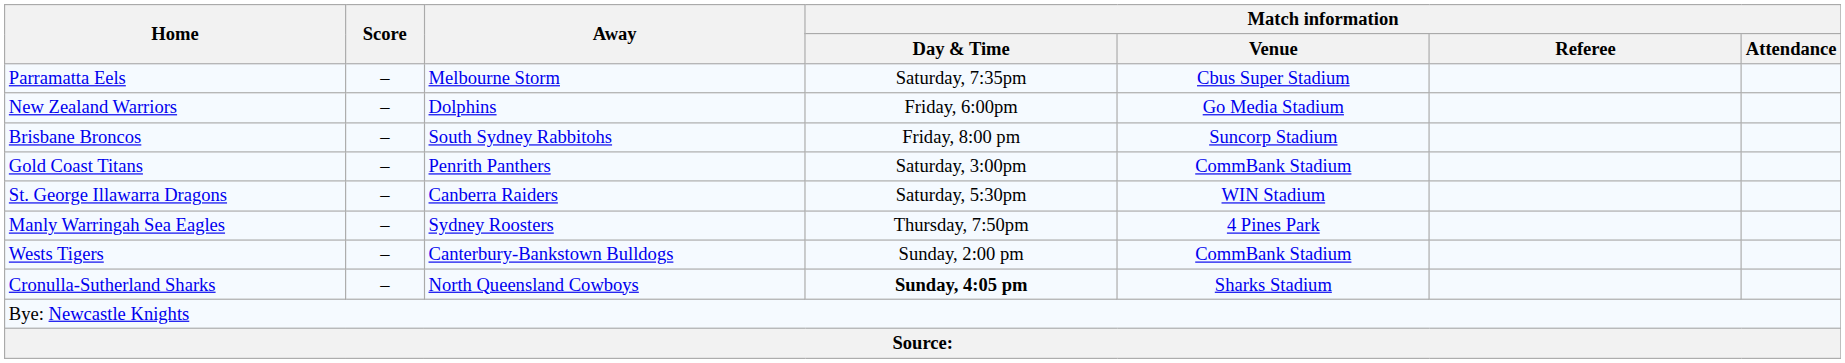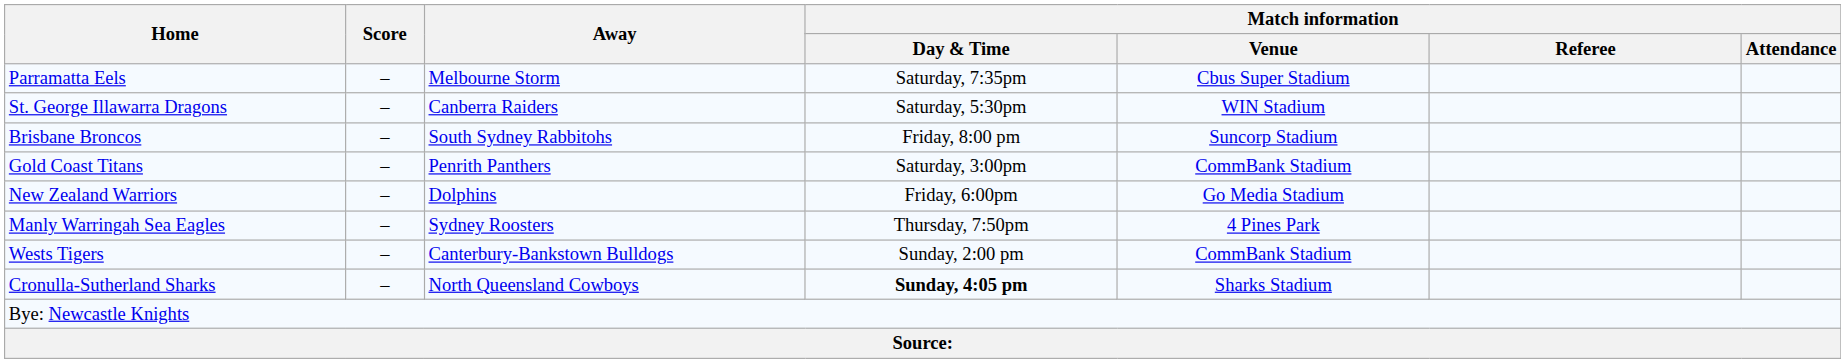rows swapped: (93, 107) <-> (118, 195)
